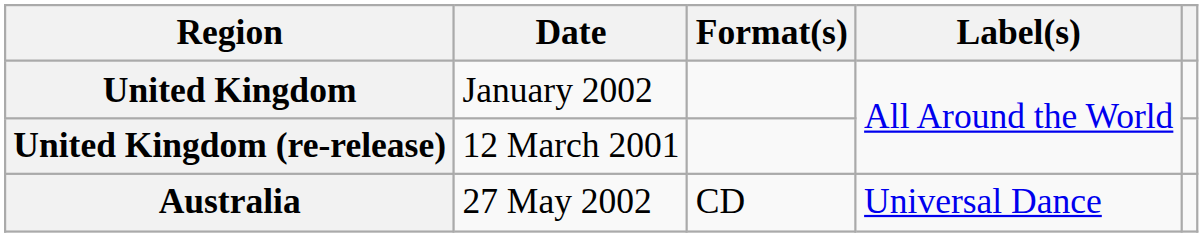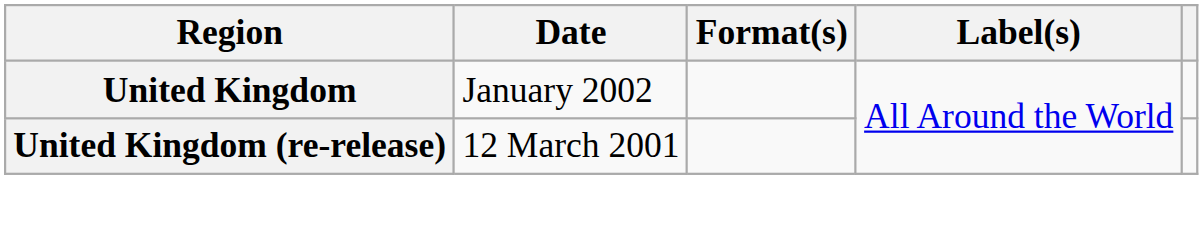- row: (230, 201)
